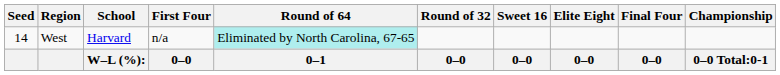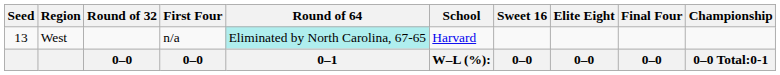columns swapped: (116, 15) <-> (456, 15)
(21, 38) 14 -> (21, 38) 13
